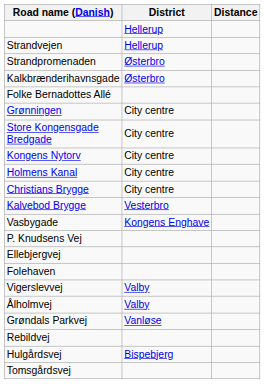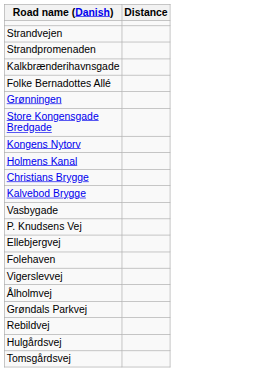- column: (167, 12)
